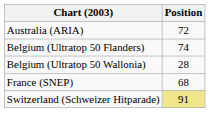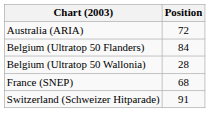(183, 47) 74 -> (183, 47) 84
(183, 99) khaki background -> (183, 99) no background
